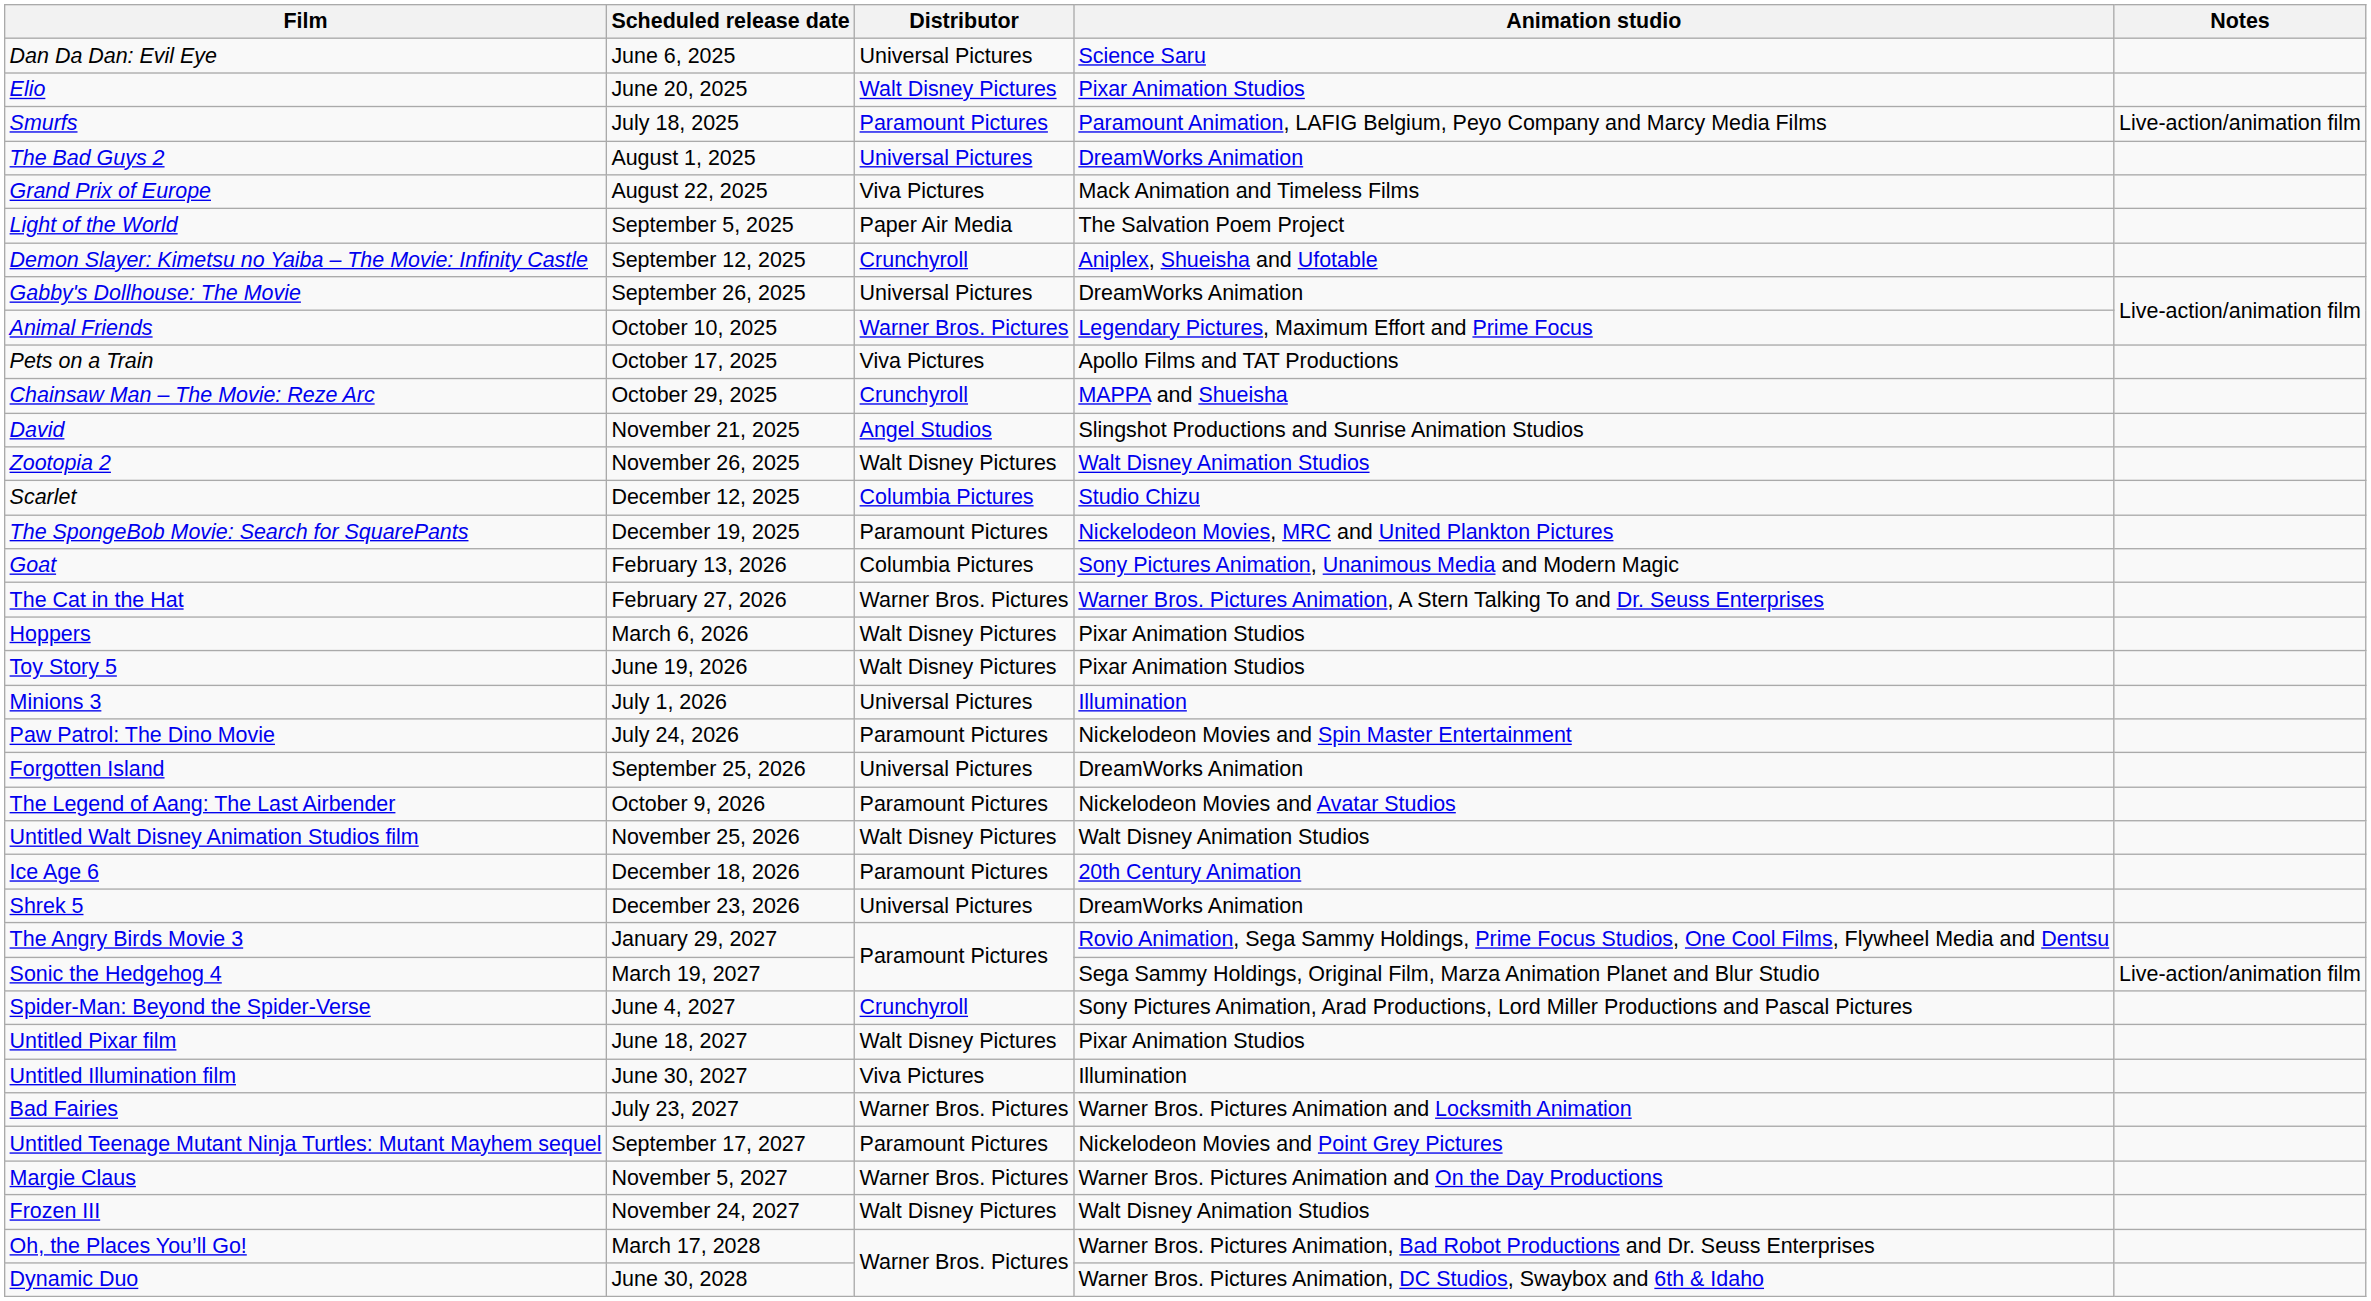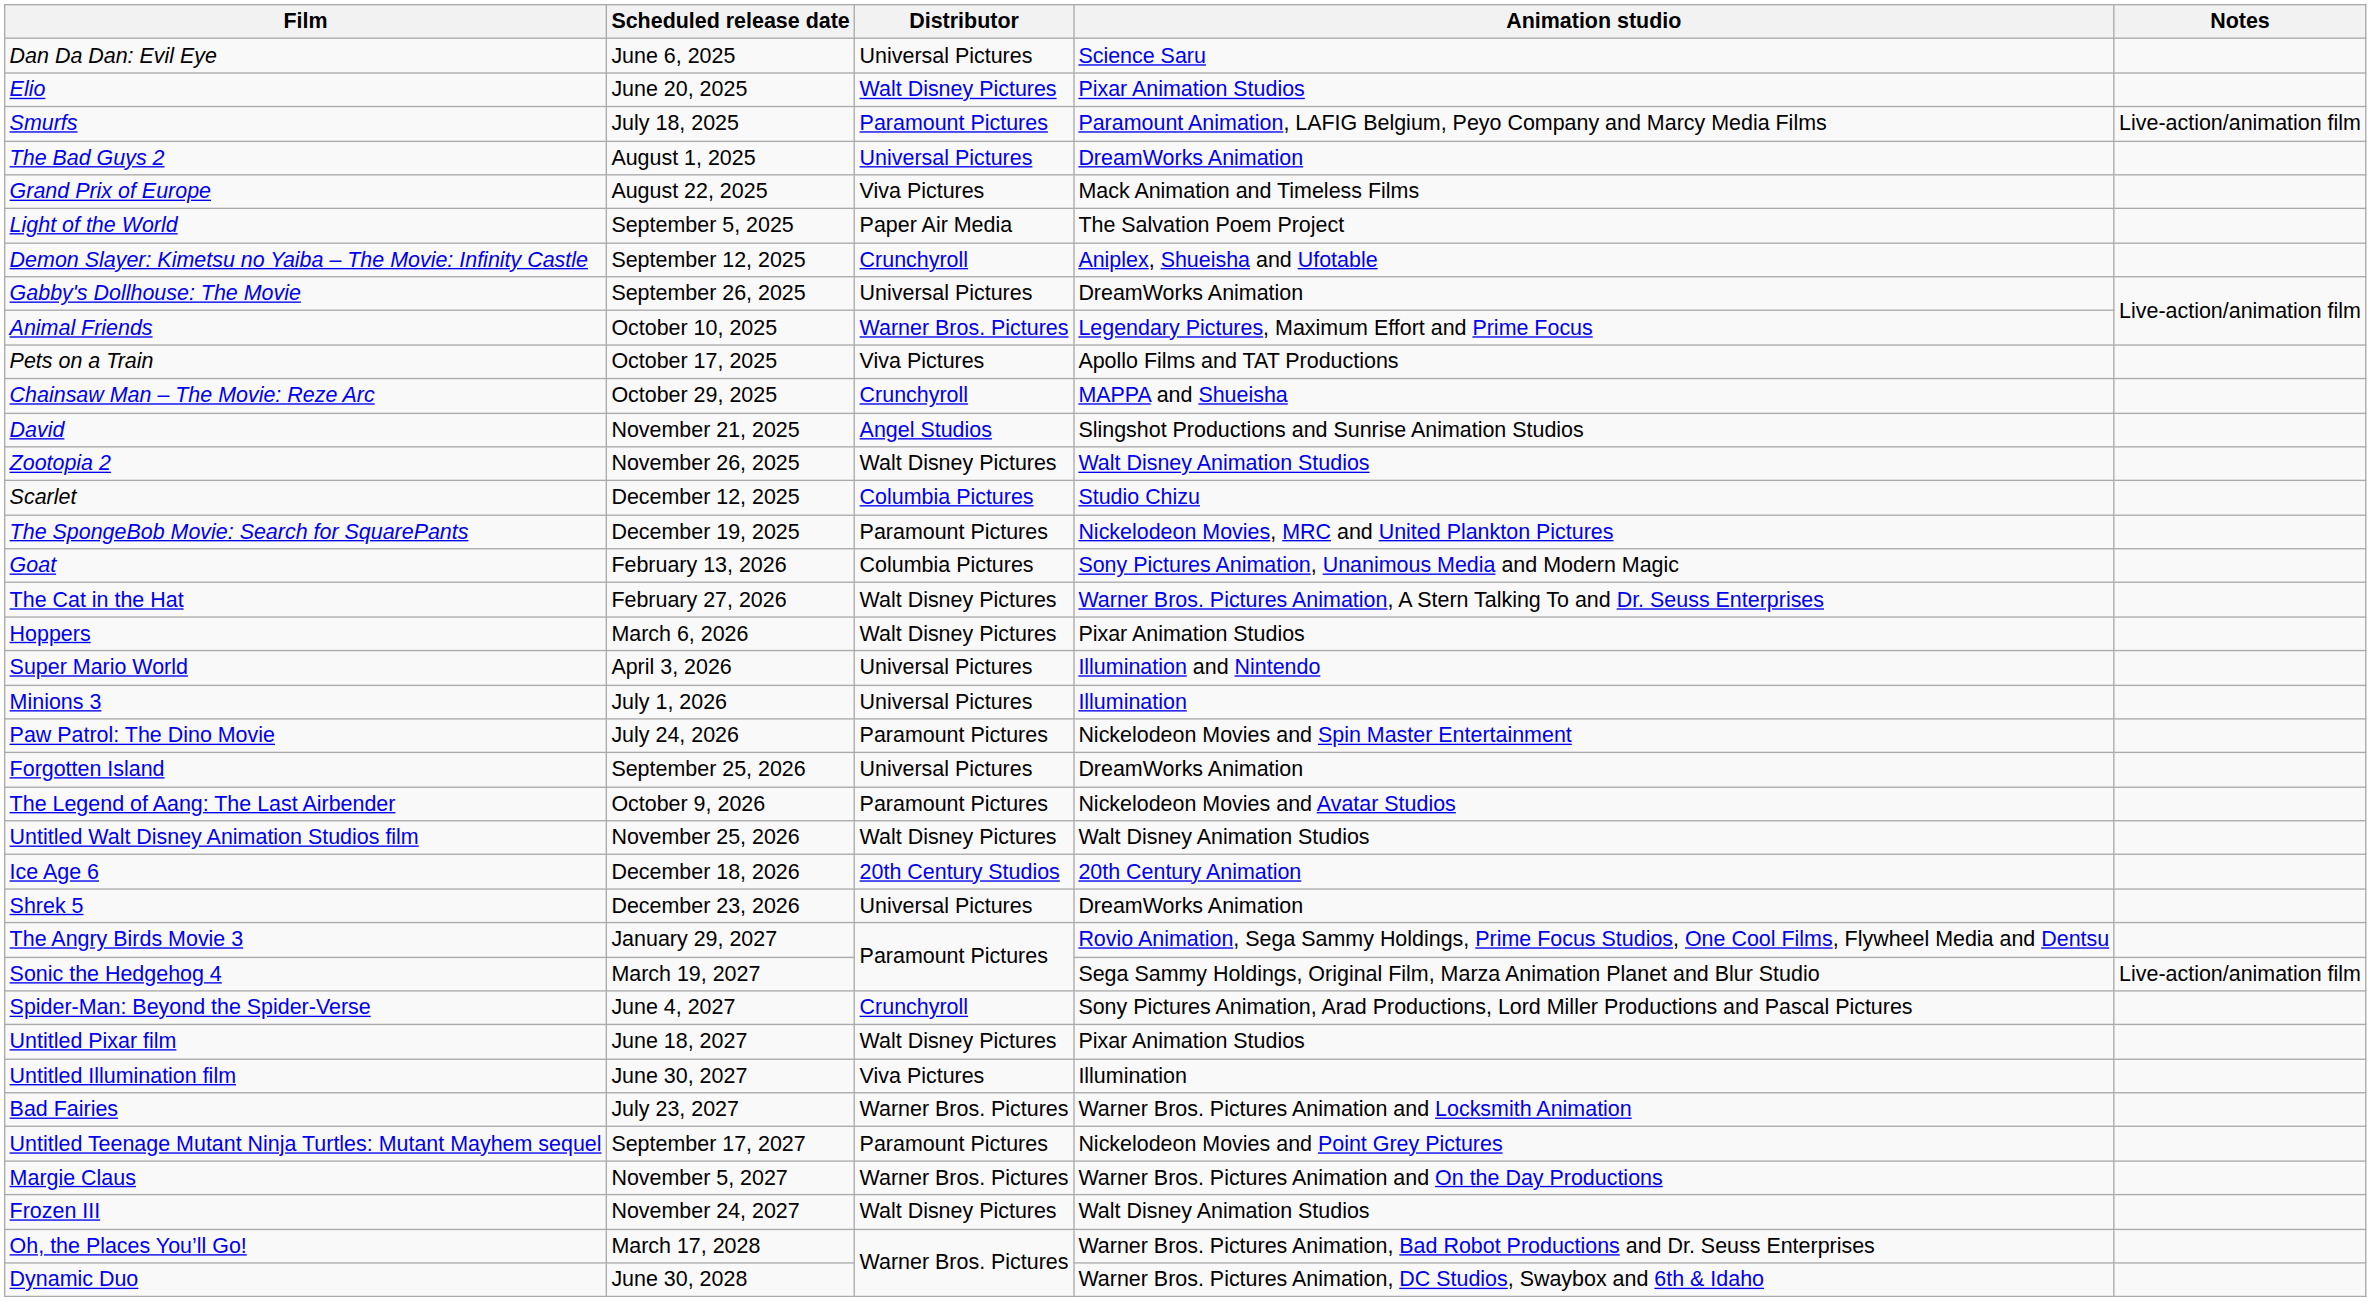(964, 599) Warner Bros. Pictures -> (958, 599) Walt Disney Pictures
+ row: (99, 667)
- row: (63, 667)
(954, 871) Paramount Pictures -> (960, 871) 20th Century Studios
